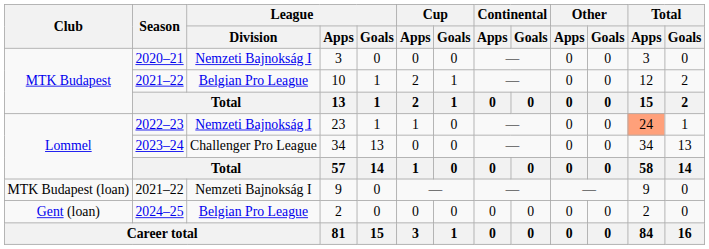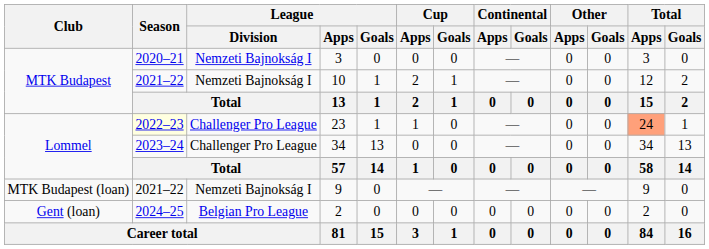(253, 80) Belgian Pro League -> (253, 80) Nemzeti Bajnokság I
(160, 124) no background -> (160, 124) lightyellow background
(253, 124) Nemzeti Bajnokság I -> (253, 124) Challenger Pro League
